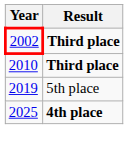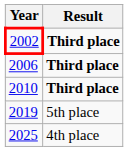+ row: (23, 65)
(74, 112) bold -> (73, 135) normal
